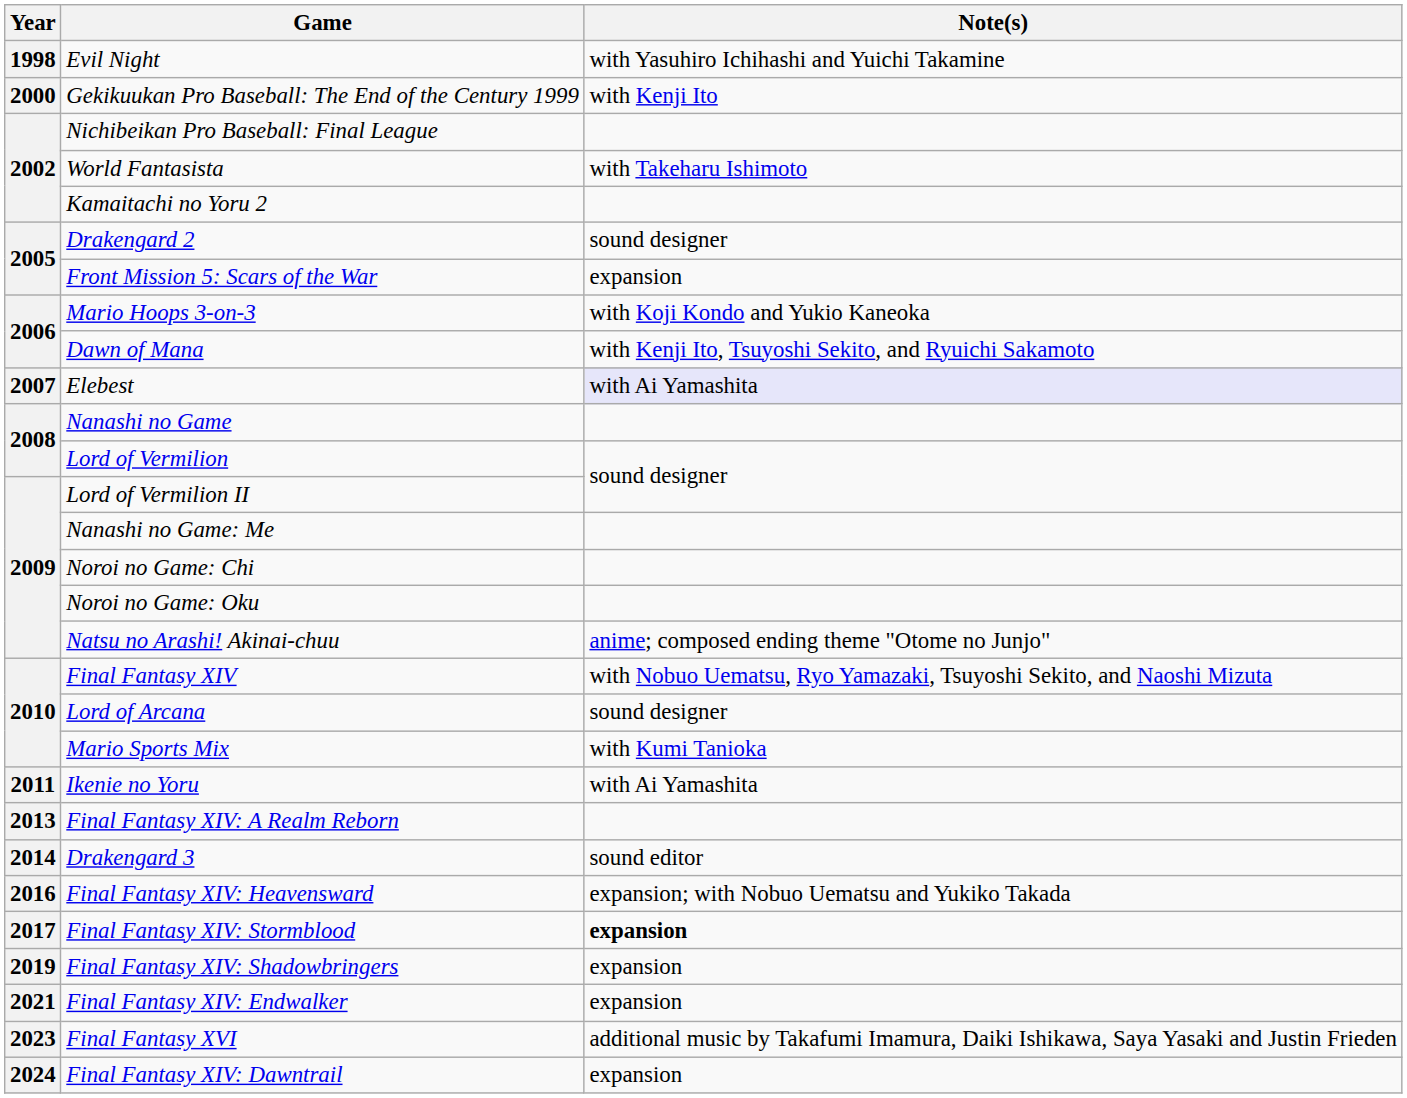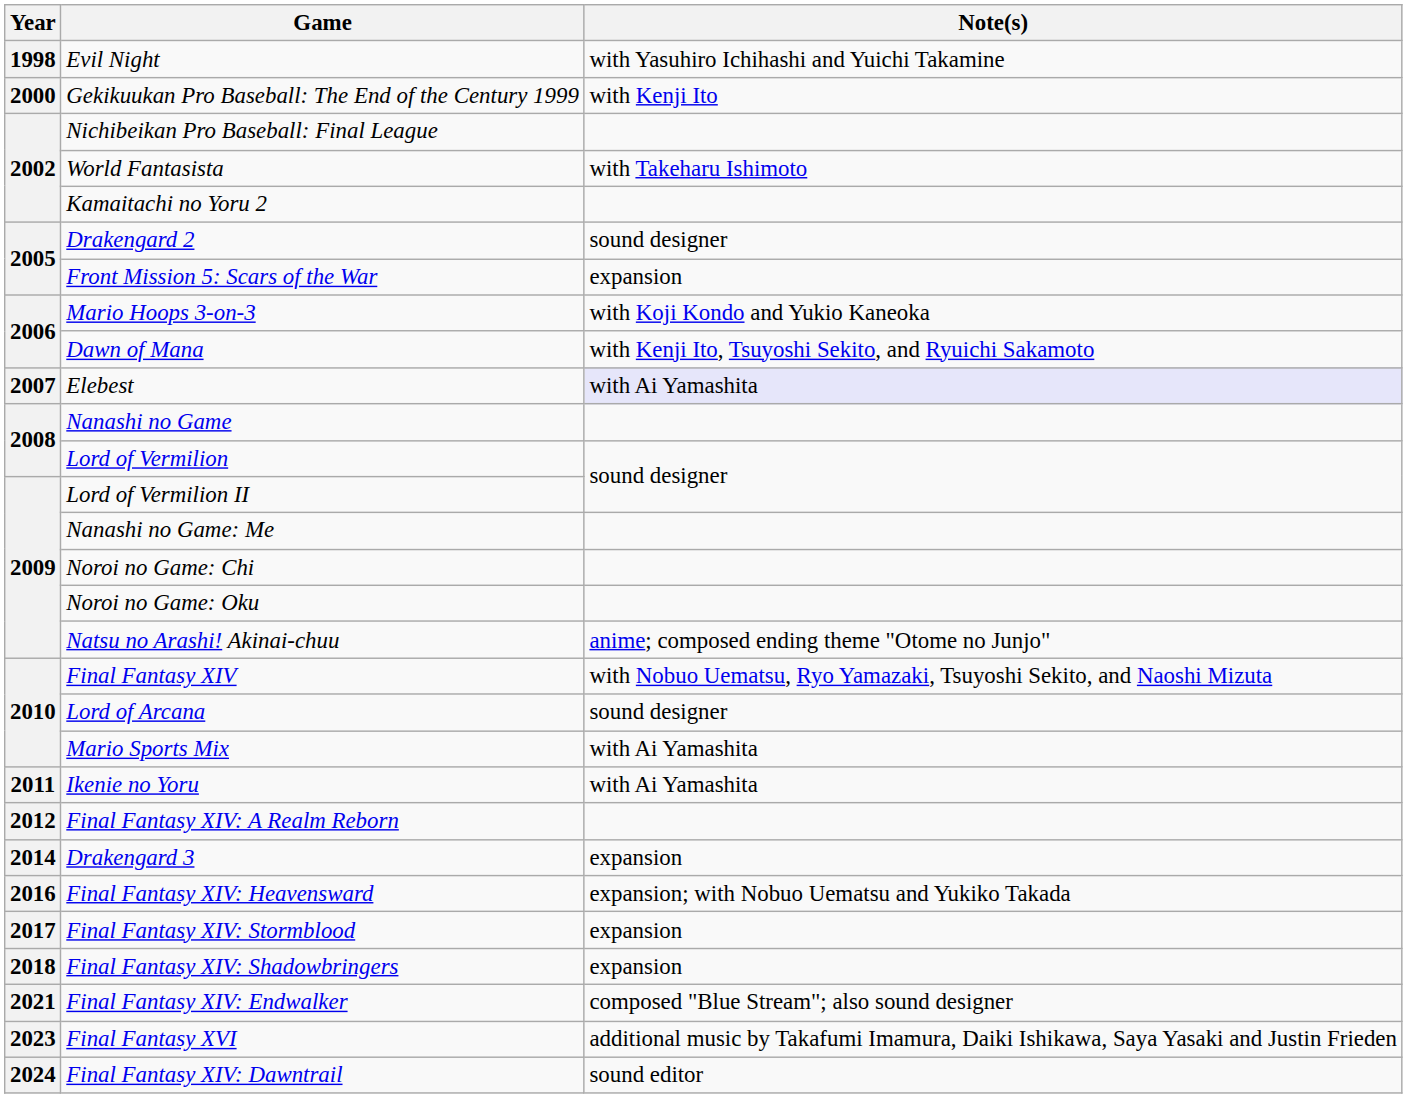(678, 748) with Kumi Tanioka -> (674, 748) with Ai Yamashita
(33, 820) 2013 -> (33, 820) 2012
(646, 857) sound editor -> (636, 857) expansion
(638, 929) bold -> (636, 929) normal
(33, 966) 2019 -> (33, 966) 2018
(636, 1002) expansion -> (801, 1002) composed "Blue Stream"; also sound designer
(636, 1074) expansion -> (646, 1074) sound editor
